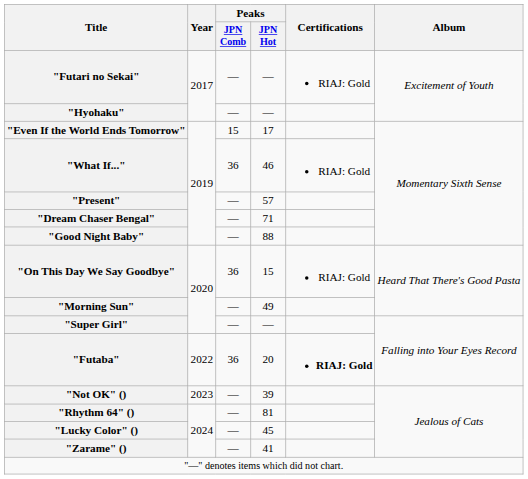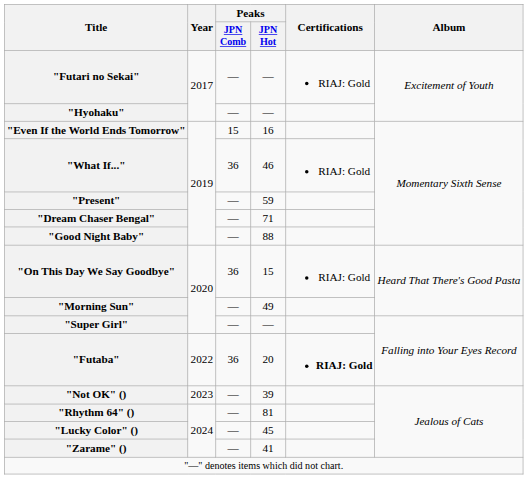(268, 130) 17 -> (268, 130) 16
(268, 200) 57 -> (268, 200) 59
